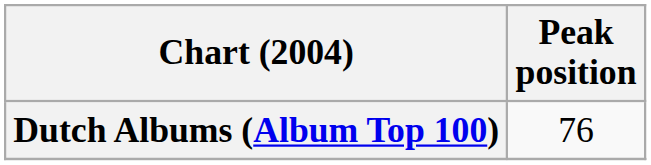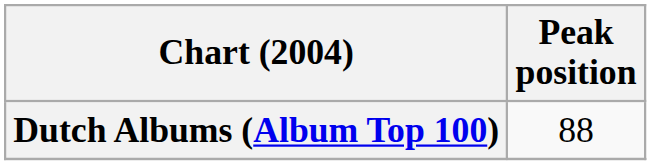(576, 129) 76 -> (576, 129) 88
